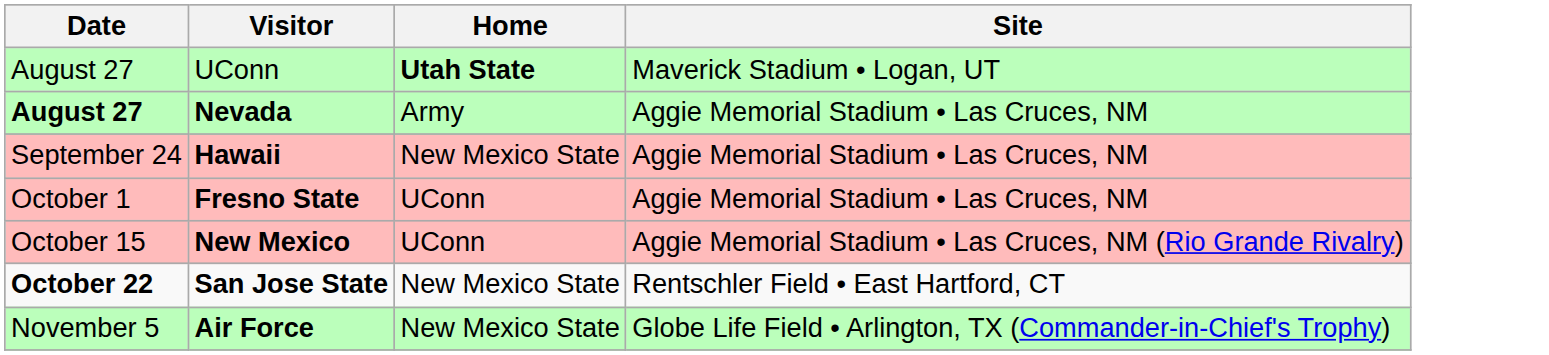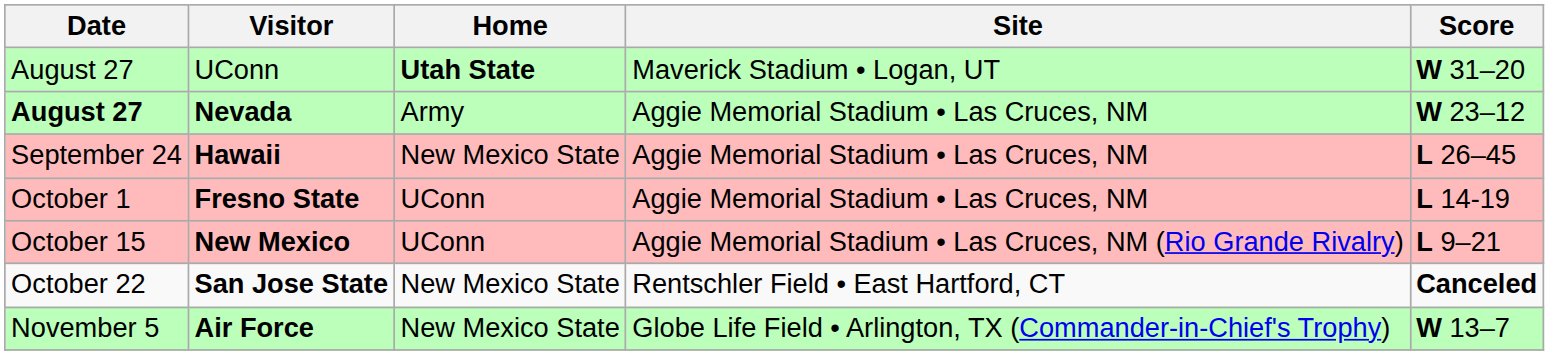+ column: (1477, 26)
(82, 284) bold -> (78, 284) normal
